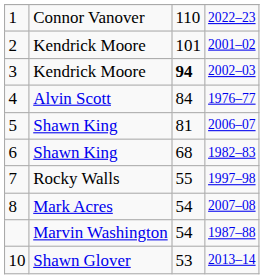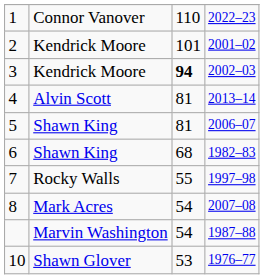(184, 98) 84 -> (184, 98) 81
(232, 98) 1976–77 -> (232, 98) 2013–14
(232, 260) 2013–14 -> (232, 260) 1976–77
